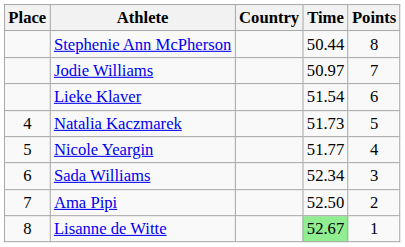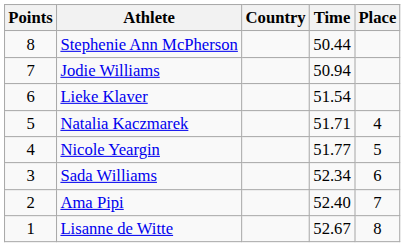columns swapped: (27, 17) <-> (374, 17)
(326, 70) 50.97 -> (332, 70) 50.94
(326, 123) 51.73 -> (332, 123) 51.71
(326, 202) 52.50 -> (332, 202) 52.40
(326, 228) lightgreen background -> (332, 228) no background
